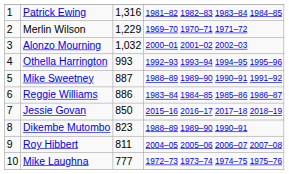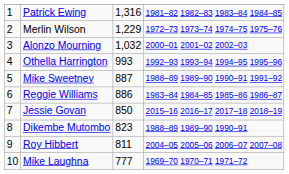(196, 29) 1969–70 1970–71 1971–72 -> (214, 29) 1972–73 1973–74 1974–75 1975–76
(214, 161) 1972–73 1973–74 1974–75 1975–76 -> (196, 161) 1969–70 1970–71 1971–72
